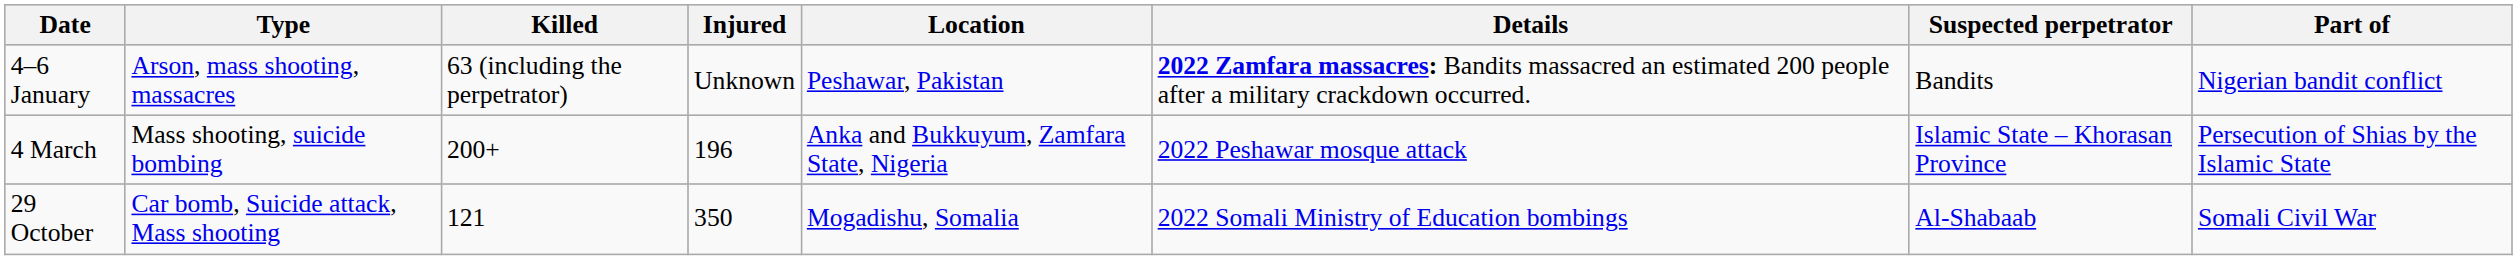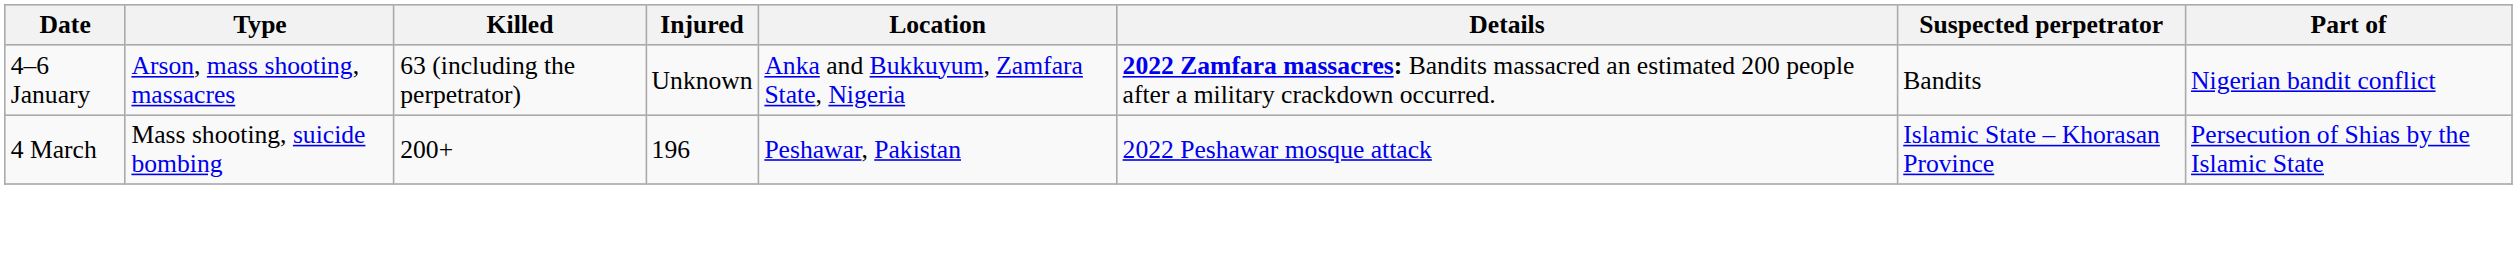(905, 79) Peshawar, Pakistan -> (924, 79) Anka and Bukkuyum, Zamfara State, Nigeria
(966, 149) Anka and Bukkuyum, Zamfara State, Nigeria -> (863, 149) Peshawar, Pakistan
- row: (52, 218)
